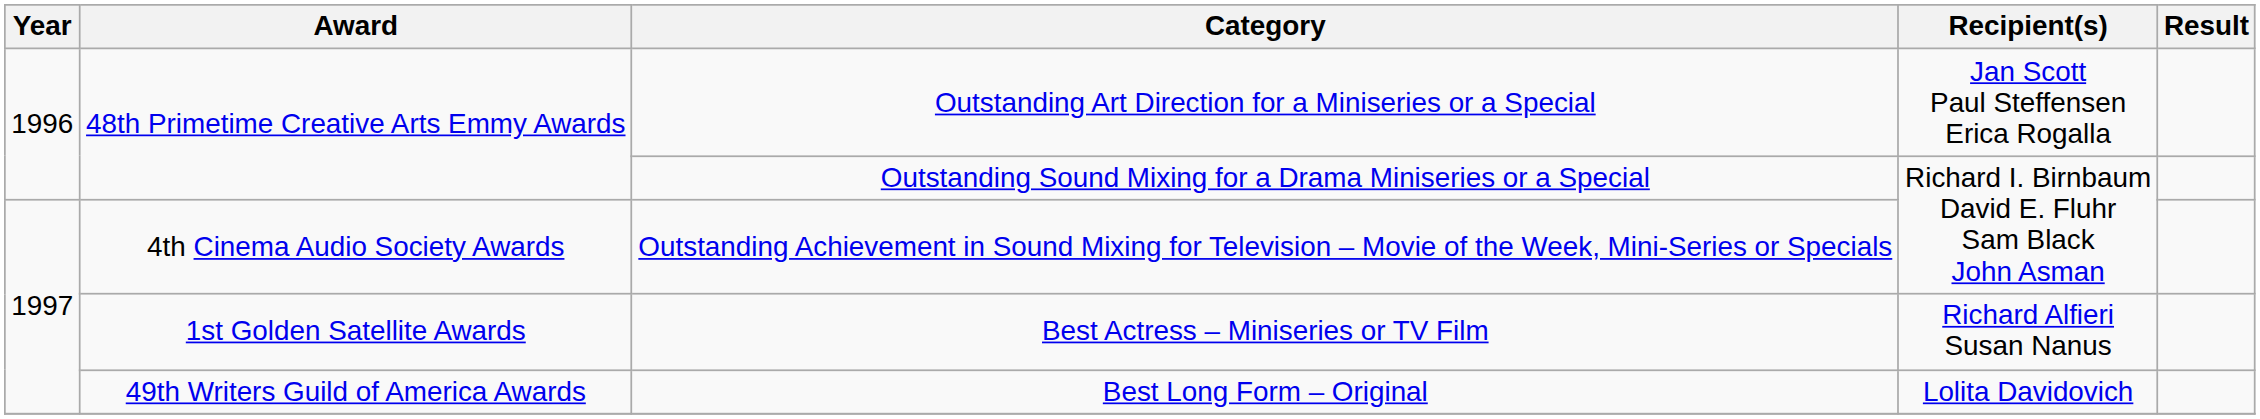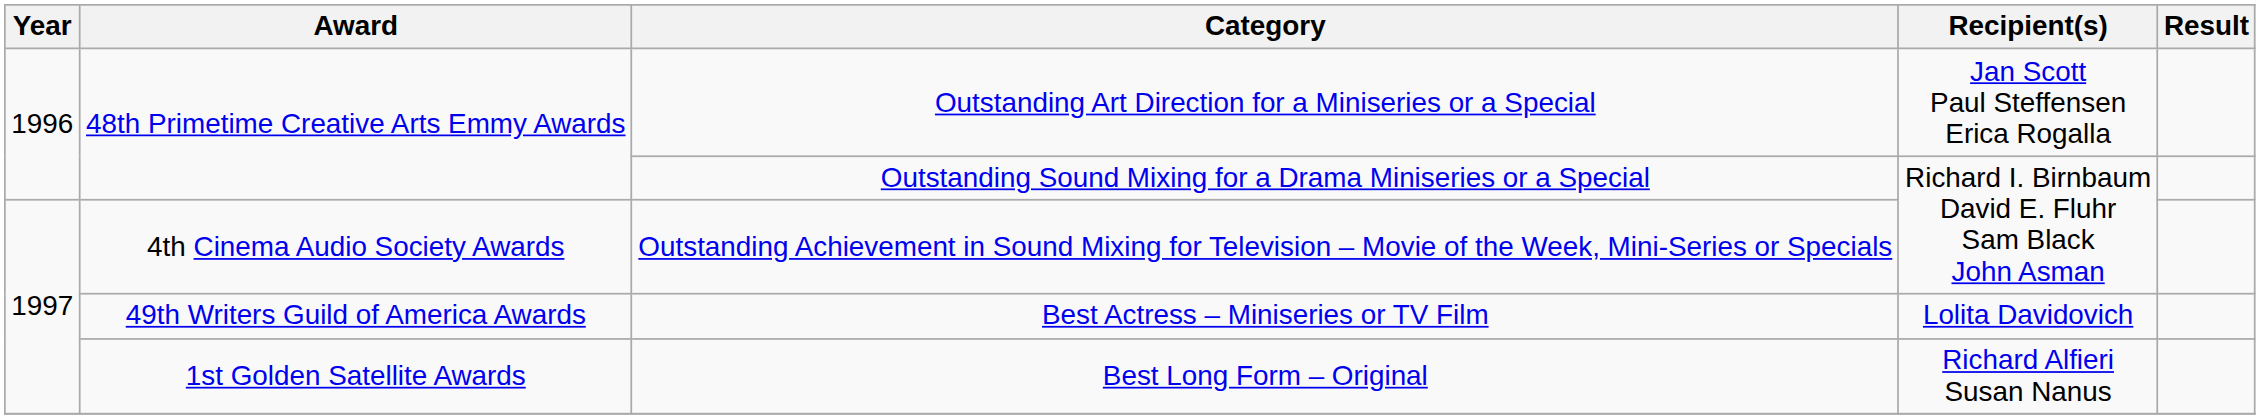(356, 331) 1st Golden Satellite Awards -> (356, 315) 49th Writers Guild of America Awards
(2028, 331) Richard Alfieri Susan Nanus -> (2028, 315) Lolita Davidovich
(356, 391) 49th Writers Guild of America Awards -> (356, 375) 1st Golden Satellite Awards
(2028, 391) Lolita Davidovich -> (2028, 375) Richard Alfieri Susan Nanus
